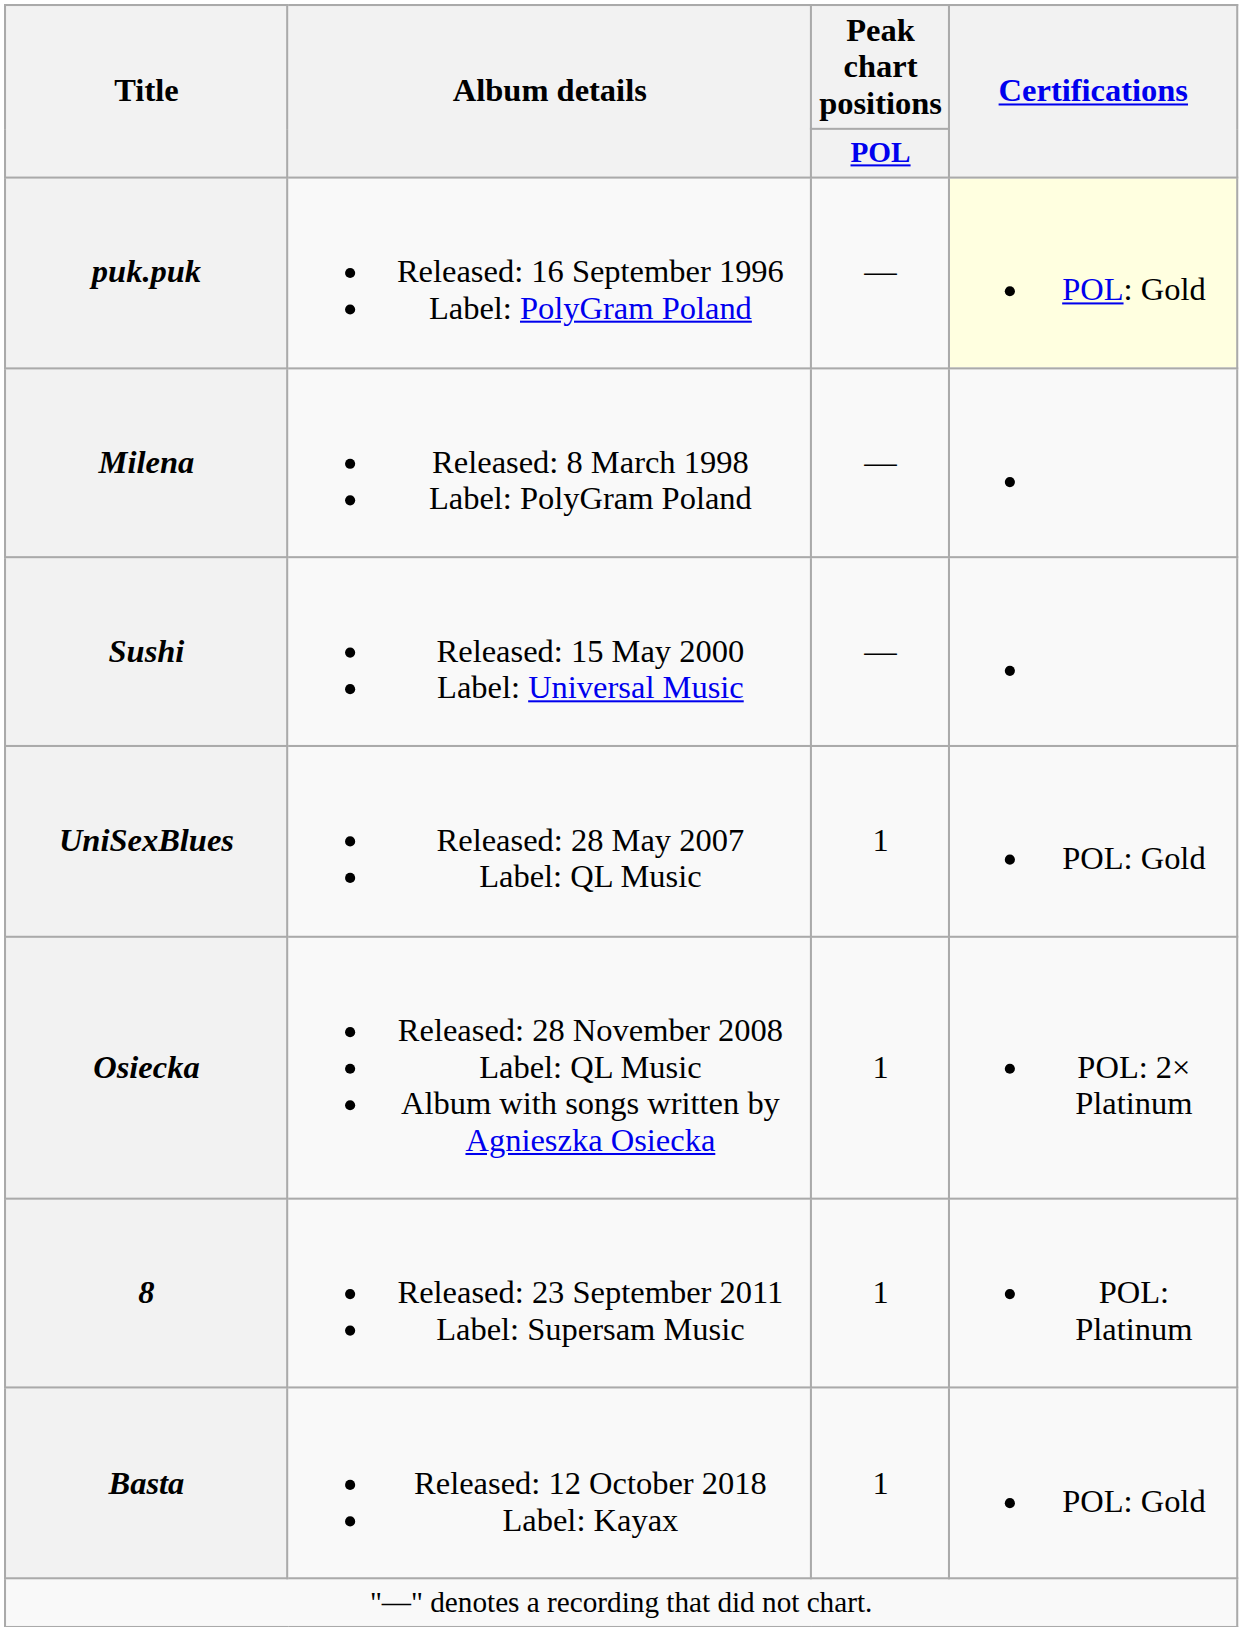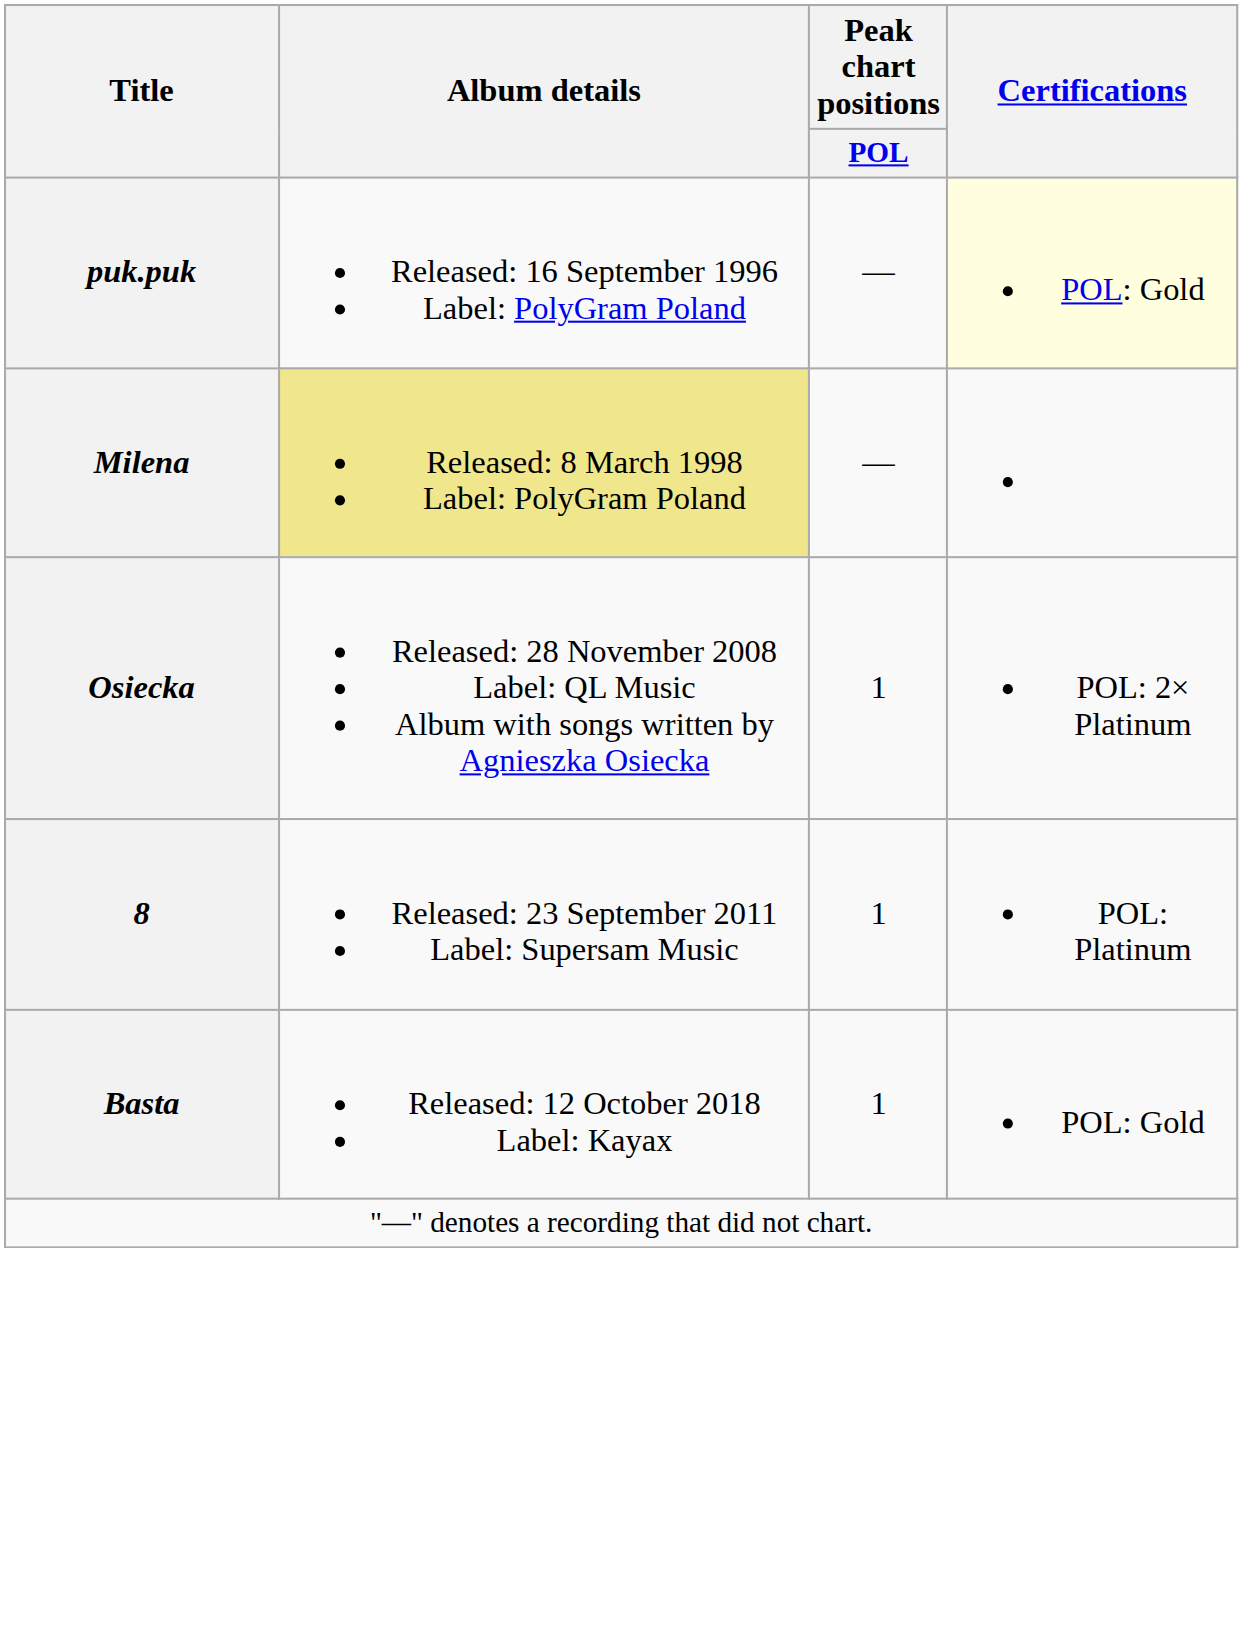(550, 480) no background -> (544, 480) khaki background
- row: (146, 651)
- row: (146, 840)
